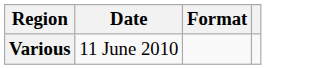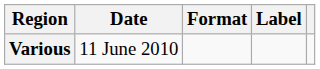+ column: (279, 19)
